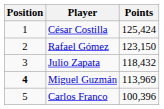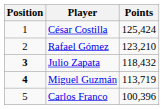(139, 46) 123,150 -> (139, 46) 123,210
(25, 63) normal -> (25, 63) bold
(139, 79) 113,969 -> (139, 79) 113,719
